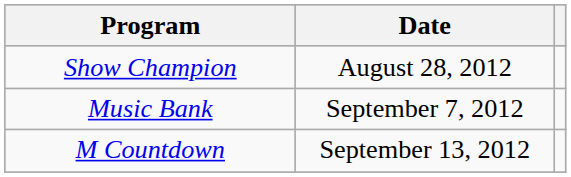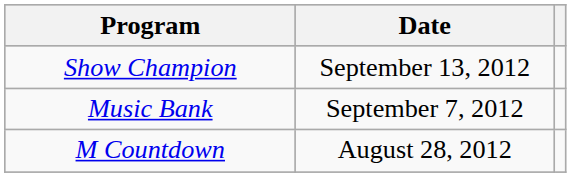(425, 66) August 28, 2012 -> (425, 66) September 13, 2012
(425, 150) September 13, 2012 -> (425, 150) August 28, 2012
